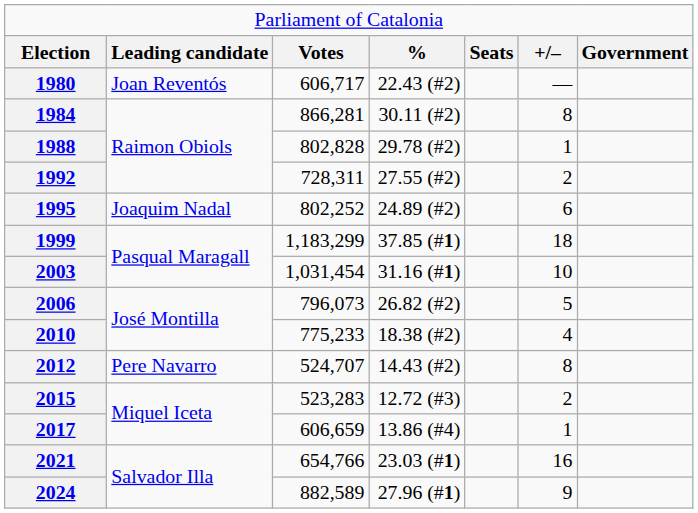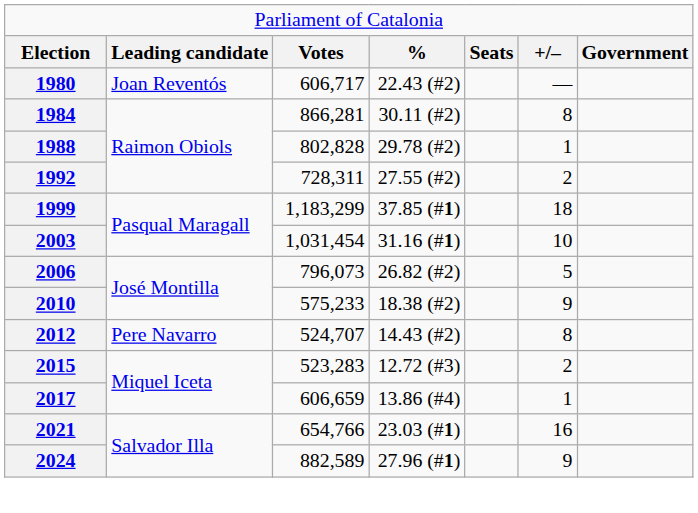- row: (56, 209)
(332, 334) 775,233 -> (332, 303) 575,233
(567, 334) 4 -> (567, 303) 9
